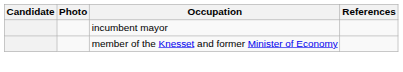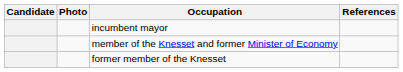+ row: (159, 59)
